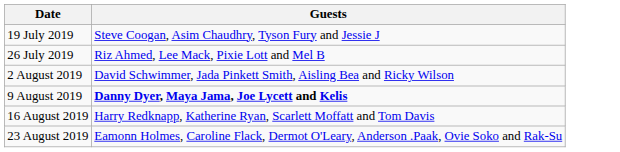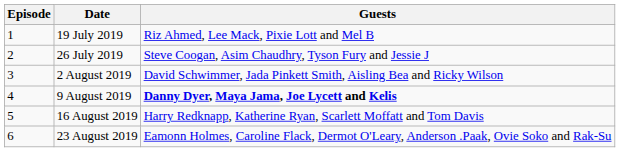+ column: (29, 14)
(237, 34) Steve Coogan, Asim Chaudhry, Tyson Fury and Jessie J -> (259, 34) Riz Ahmed, Lee Mack, Pixie Lott and Mel B
(210, 55) Riz Ahmed, Lee Mack, Pixie Lott and Mel B -> (286, 55) Steve Coogan, Asim Chaudhry, Tyson Fury and Jessie J
